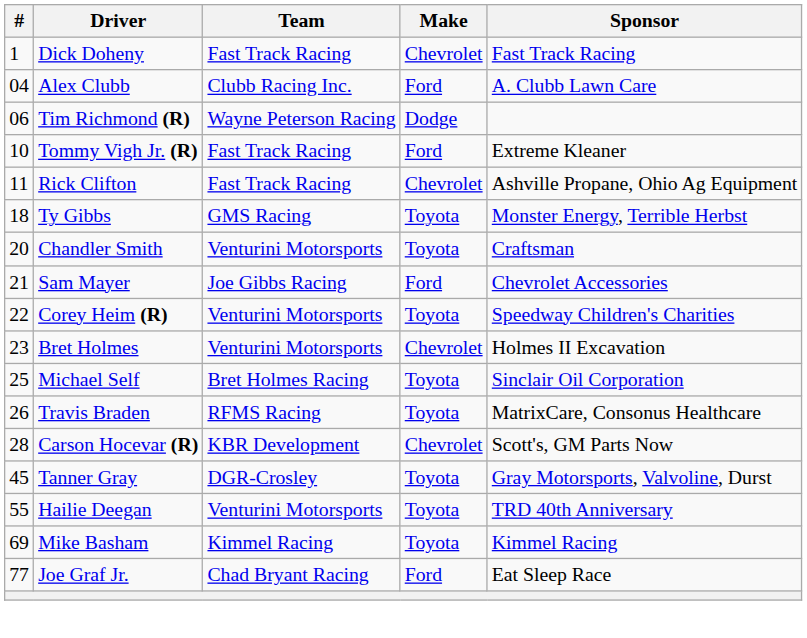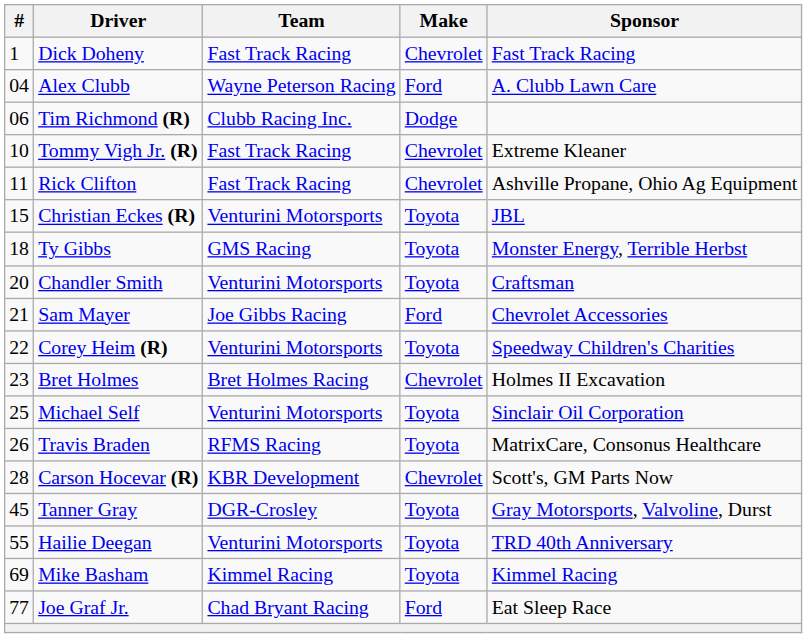(280, 86) Clubb Racing Inc. -> (302, 86) Wayne Peterson Racing
(302, 118) Wayne Peterson Racing -> (280, 118) Clubb Racing Inc.
(423, 151) Ford -> (444, 151) Chevrolet
+ row: (117, 216)
(295, 346) Venturini Motorsports -> (288, 379) Bret Holmes Racing
(288, 379) Bret Holmes Racing -> (295, 411) Venturini Motorsports
